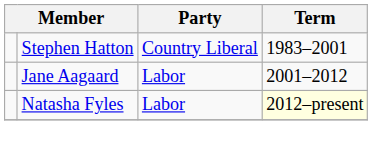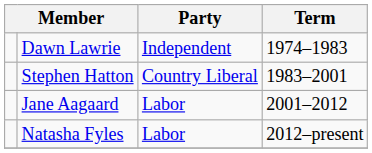+ row: (71, 47)
(315, 104) lightyellow background -> (315, 133) no background
